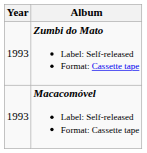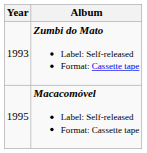(18, 116) 1993 -> (18, 116) 1995
